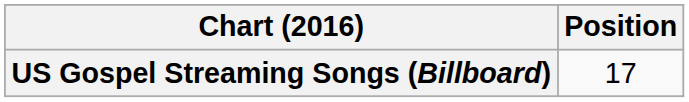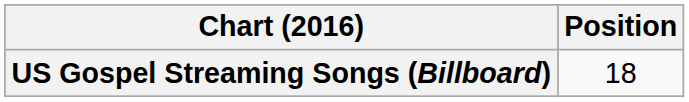(621, 72) 17 -> (621, 72) 18
